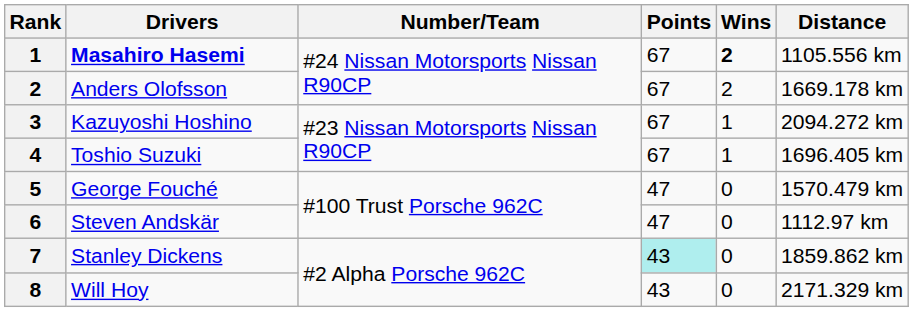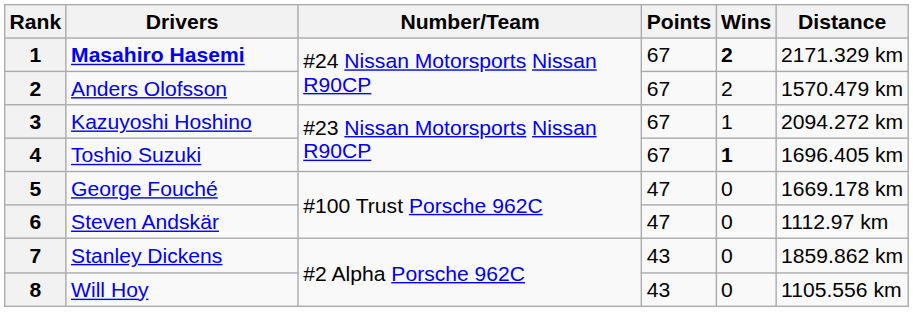(841, 55) 1105.556 km -> (842, 55) 2171.329 km
(842, 88) 1669.178 km -> (842, 88) 1570.479 km
(727, 155) normal -> (727, 155) bold
(842, 189) 1570.479 km -> (842, 189) 1669.178 km
(658, 256) paleturquoise background -> (658, 256) no background
(842, 289) 2171.329 km -> (841, 289) 1105.556 km
